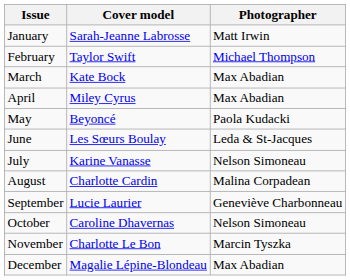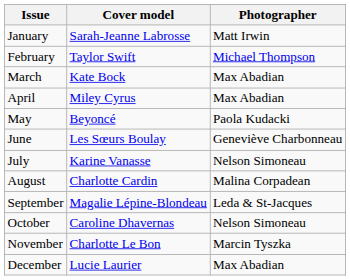(263, 139) Leda & St-Jacques -> (278, 139) Geneviève Charbonneau
(105, 202) Lucie Laurier -> (138, 202) Magalie Lépine-Blondeau
(278, 202) Geneviève Charbonneau -> (263, 202) Leda & St-Jacques
(138, 264) Magalie Lépine-Blondeau -> (105, 264) Lucie Laurier
